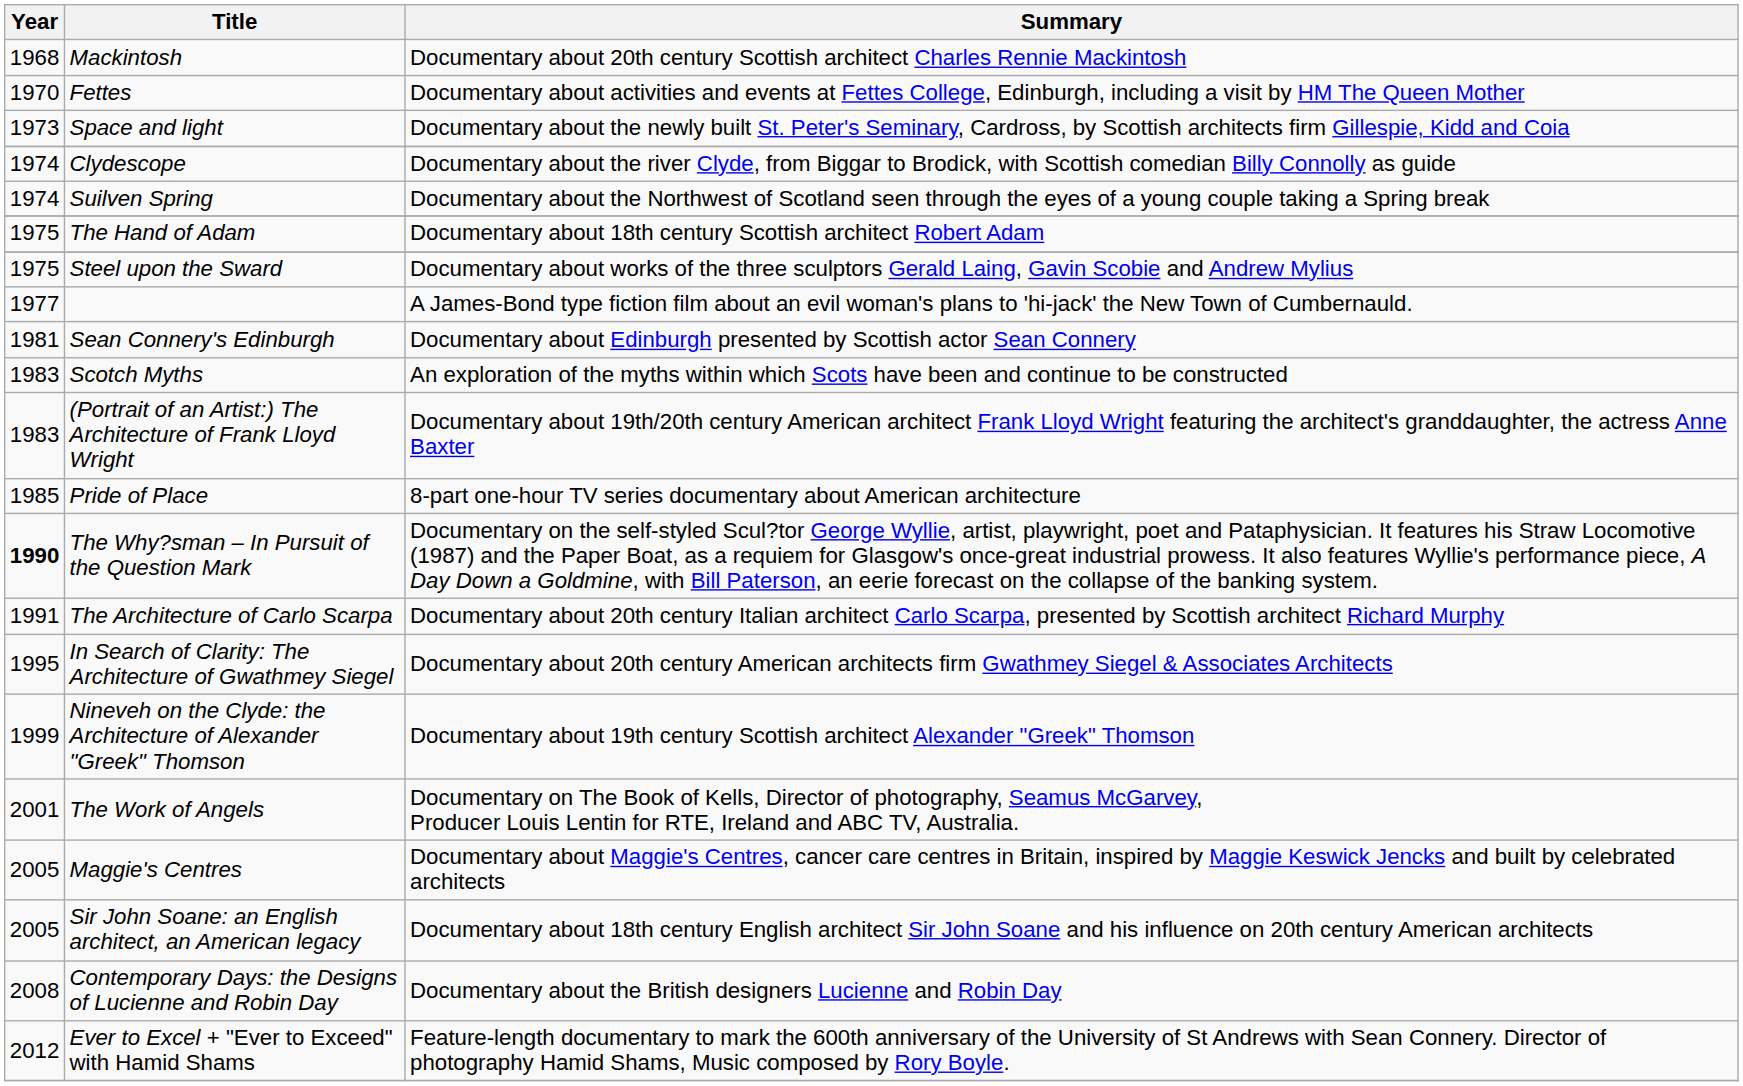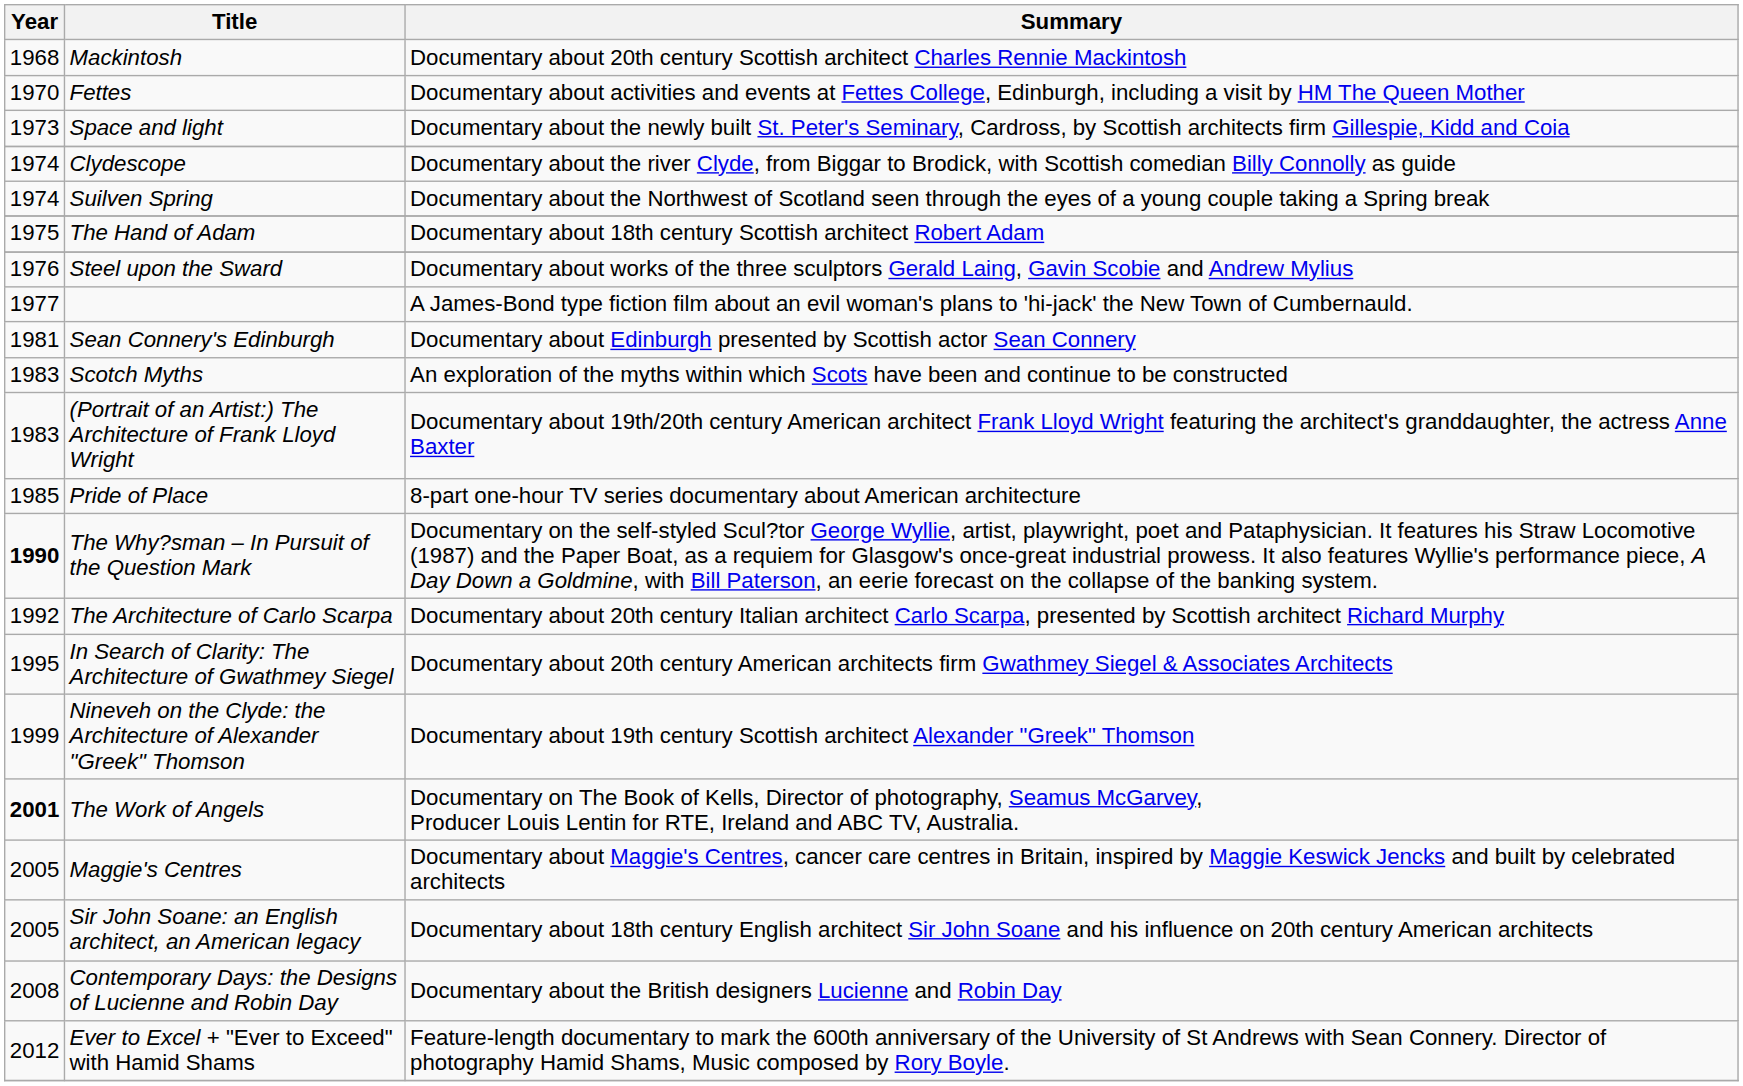(35, 269) 1975 -> (35, 269) 1976
(35, 616) 1991 -> (35, 616) 1992
(35, 809) normal -> (35, 809) bold
